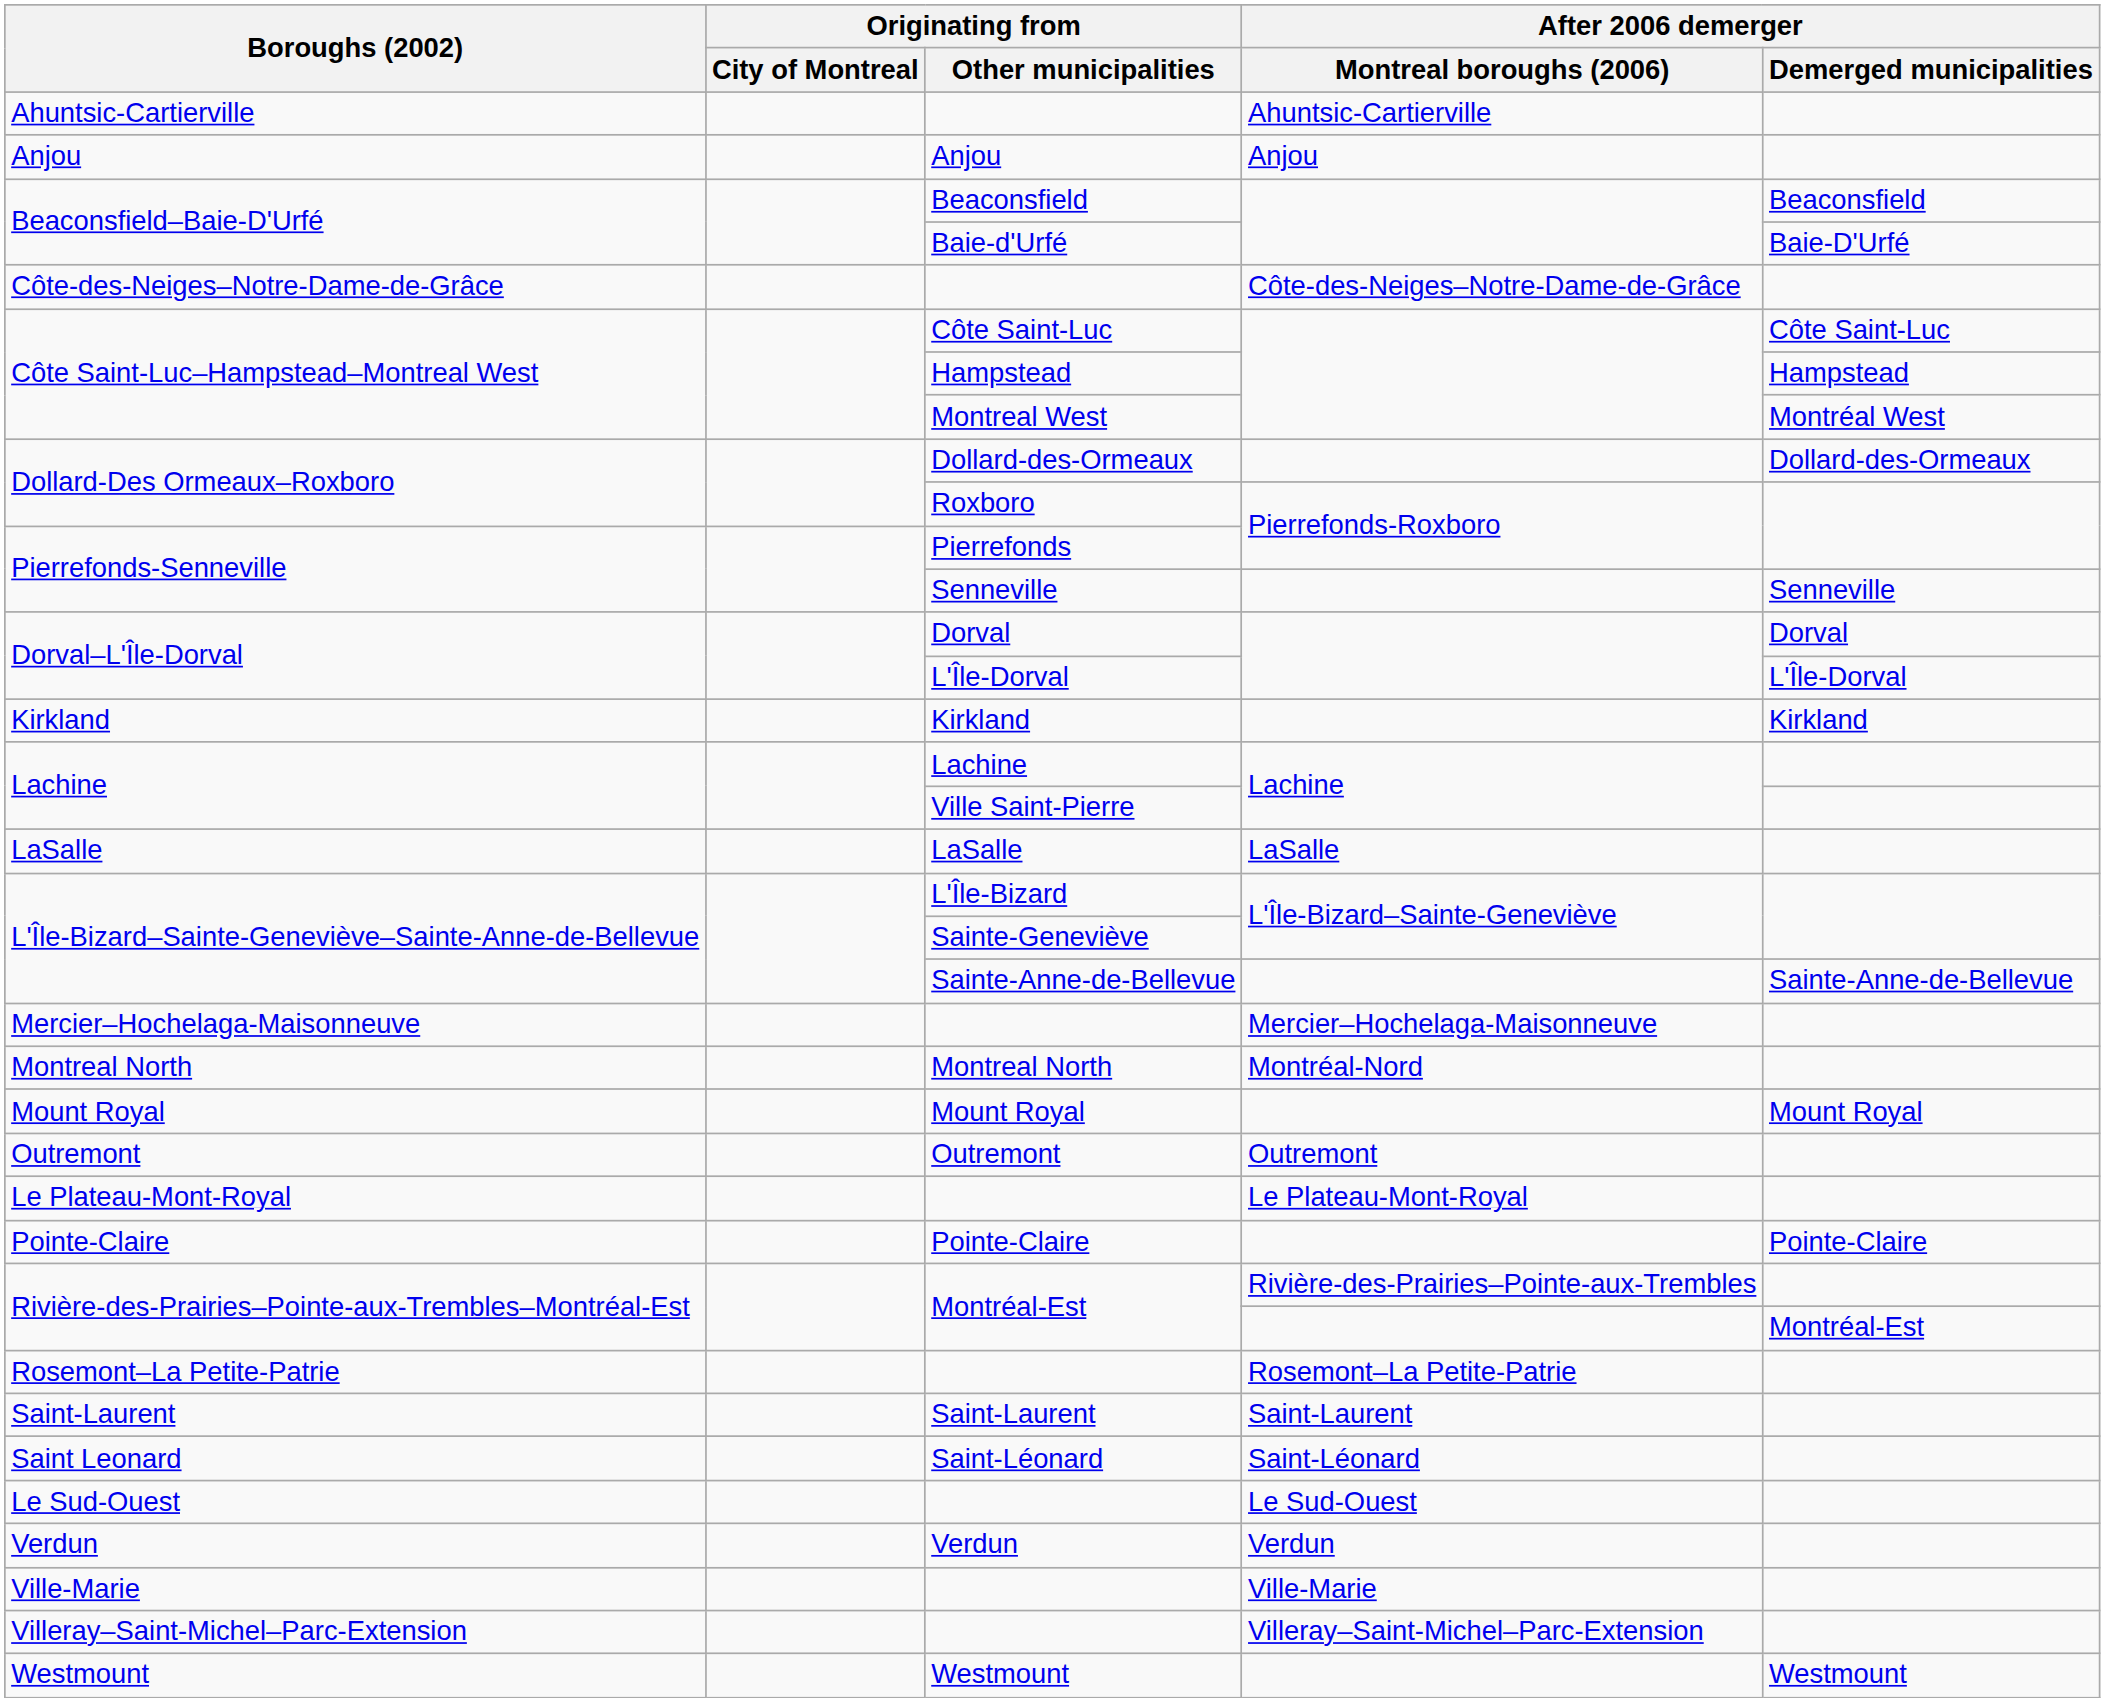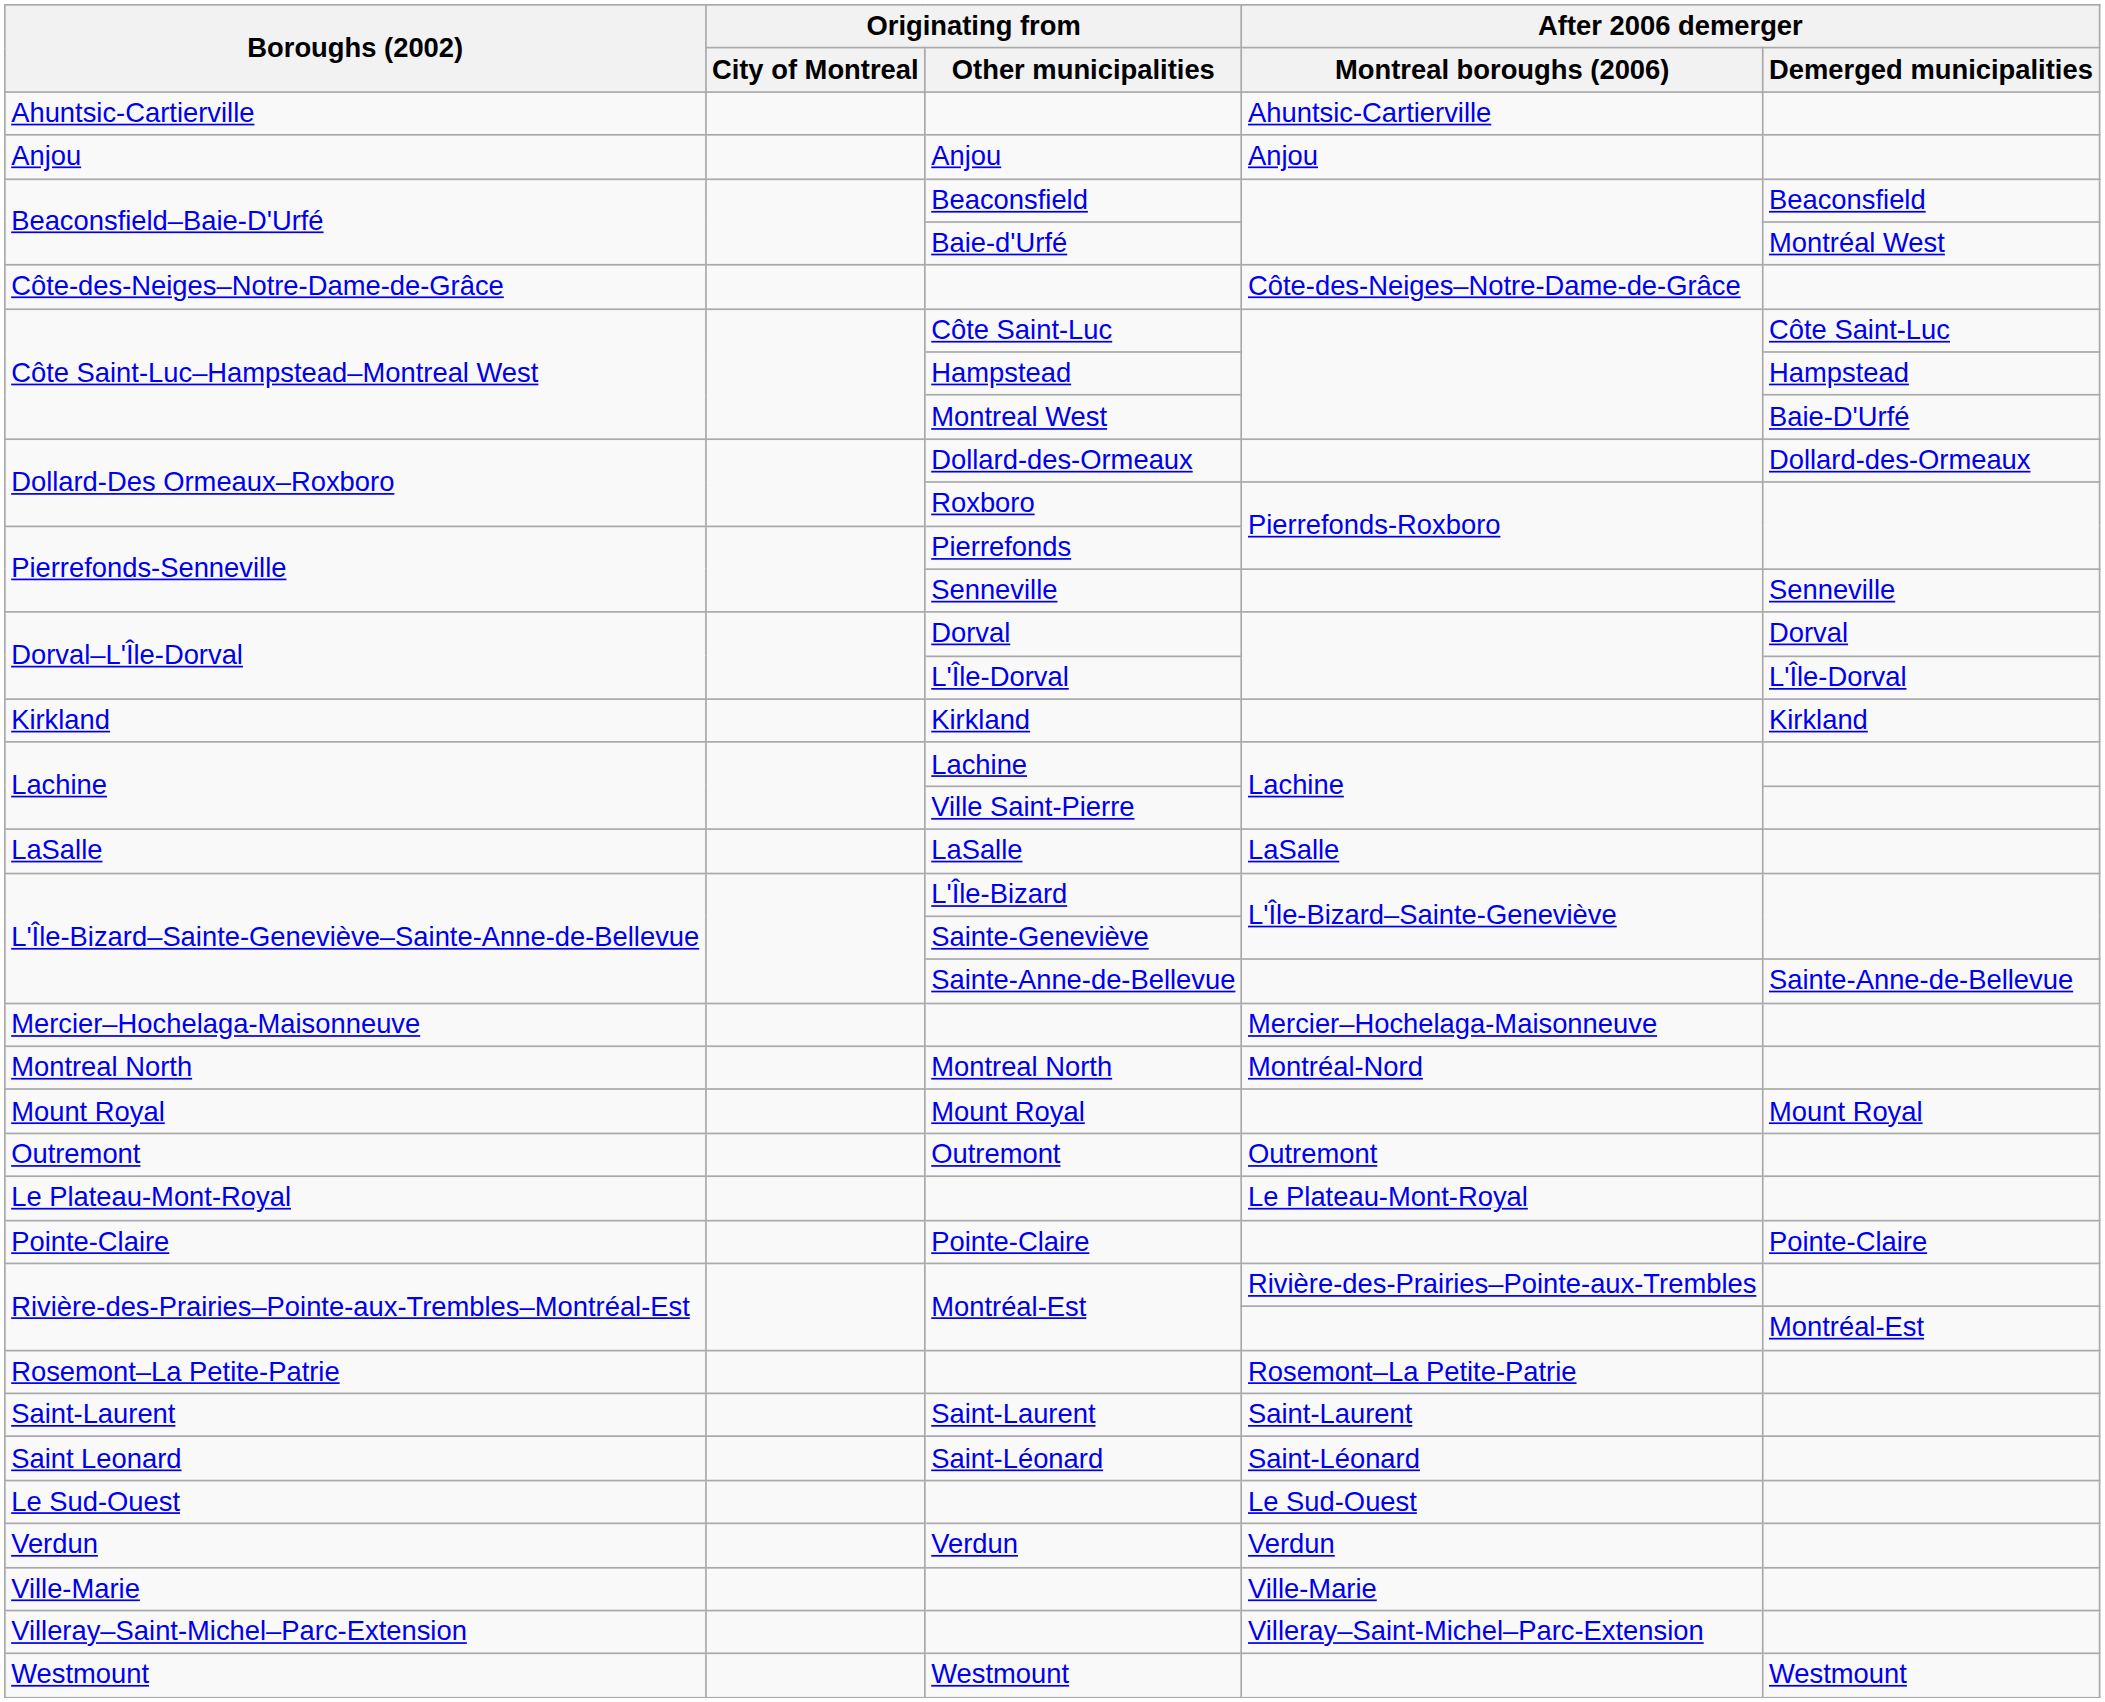(1839, 243) Baie-D'Urfé -> (1857, 243) Montréal West
(1857, 416) Montréal West -> (1839, 416) Baie-D'Urfé
